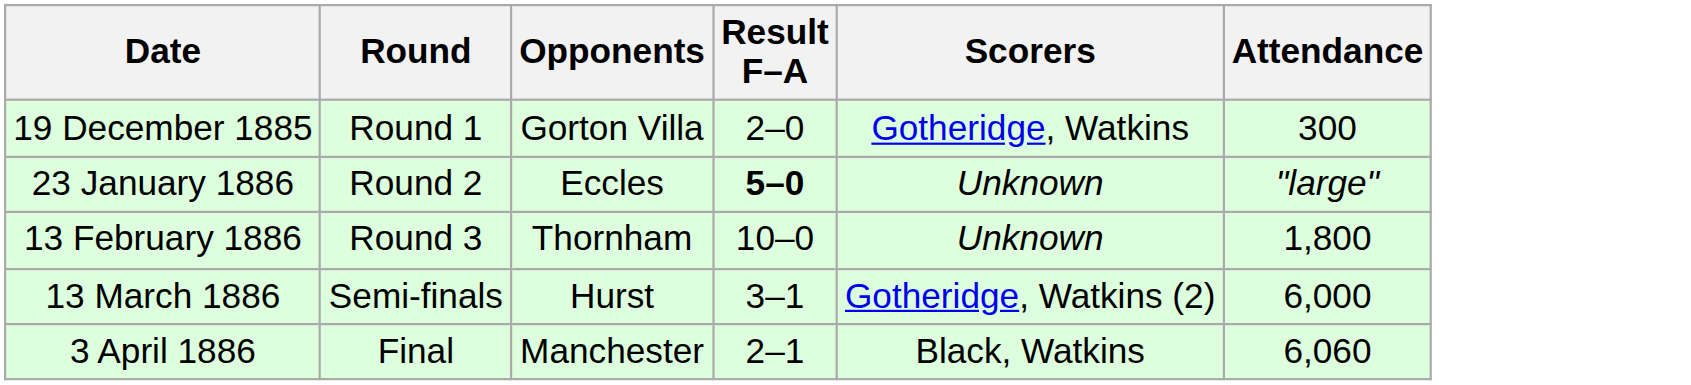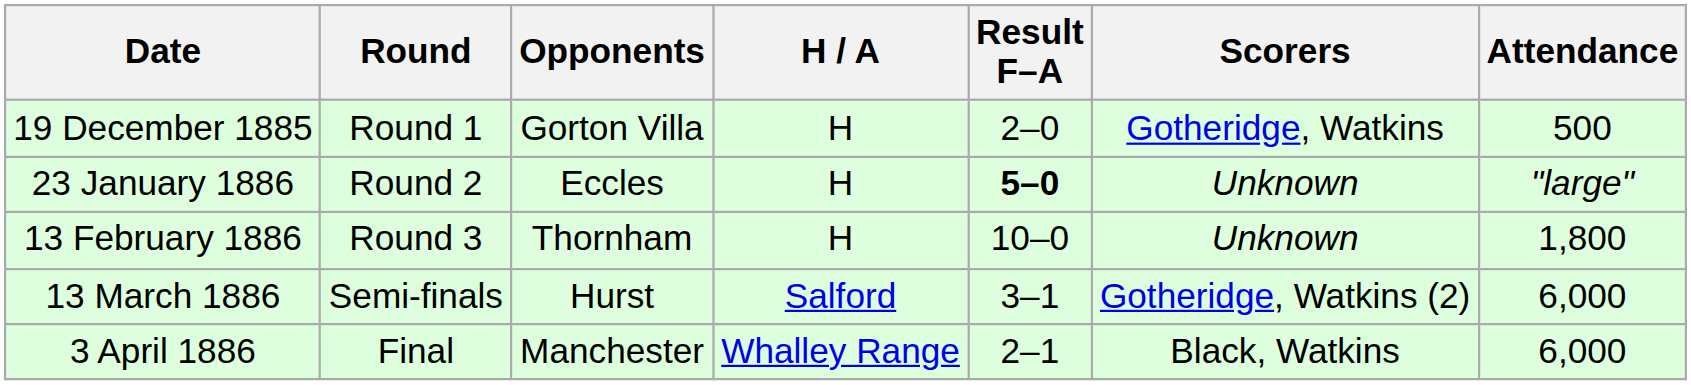+ column: (840, 52)
(1327, 127) 300 -> (1582, 127) 500
(1327, 351) 6,060 -> (1582, 351) 6,000
